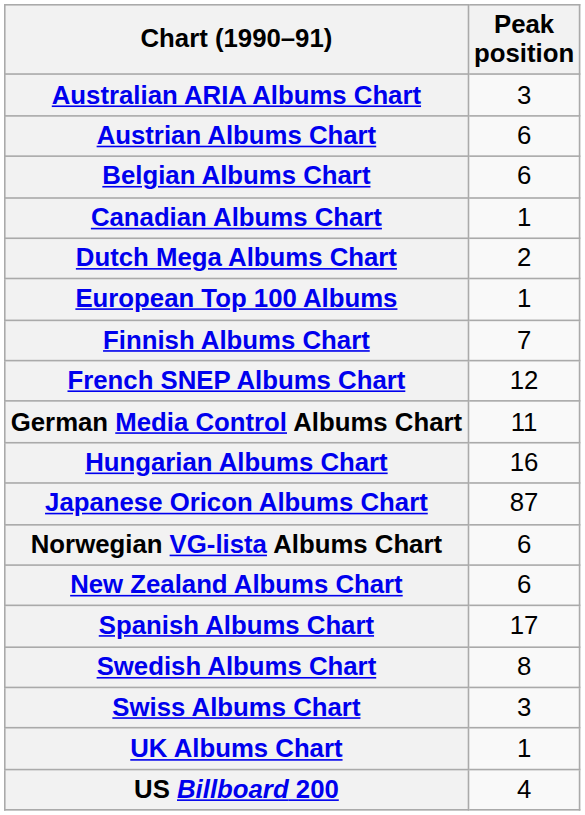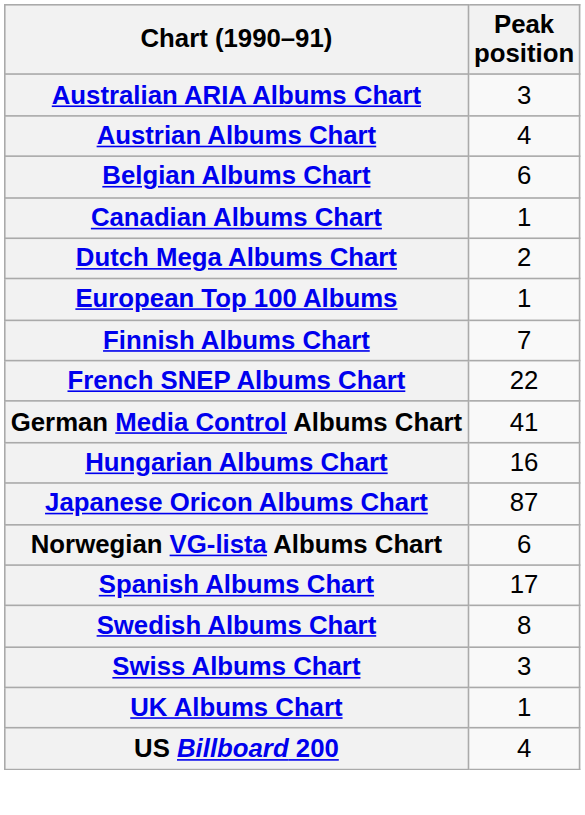(524, 135) 6 -> (524, 135) 4
(524, 380) 12 -> (524, 380) 22
(524, 421) 11 -> (524, 421) 41
- row: (236, 585)
